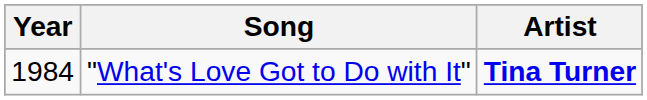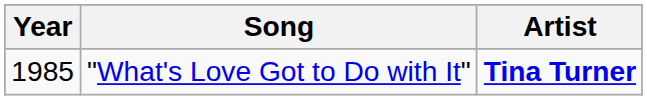(43, 71) 1984 -> (43, 71) 1985
